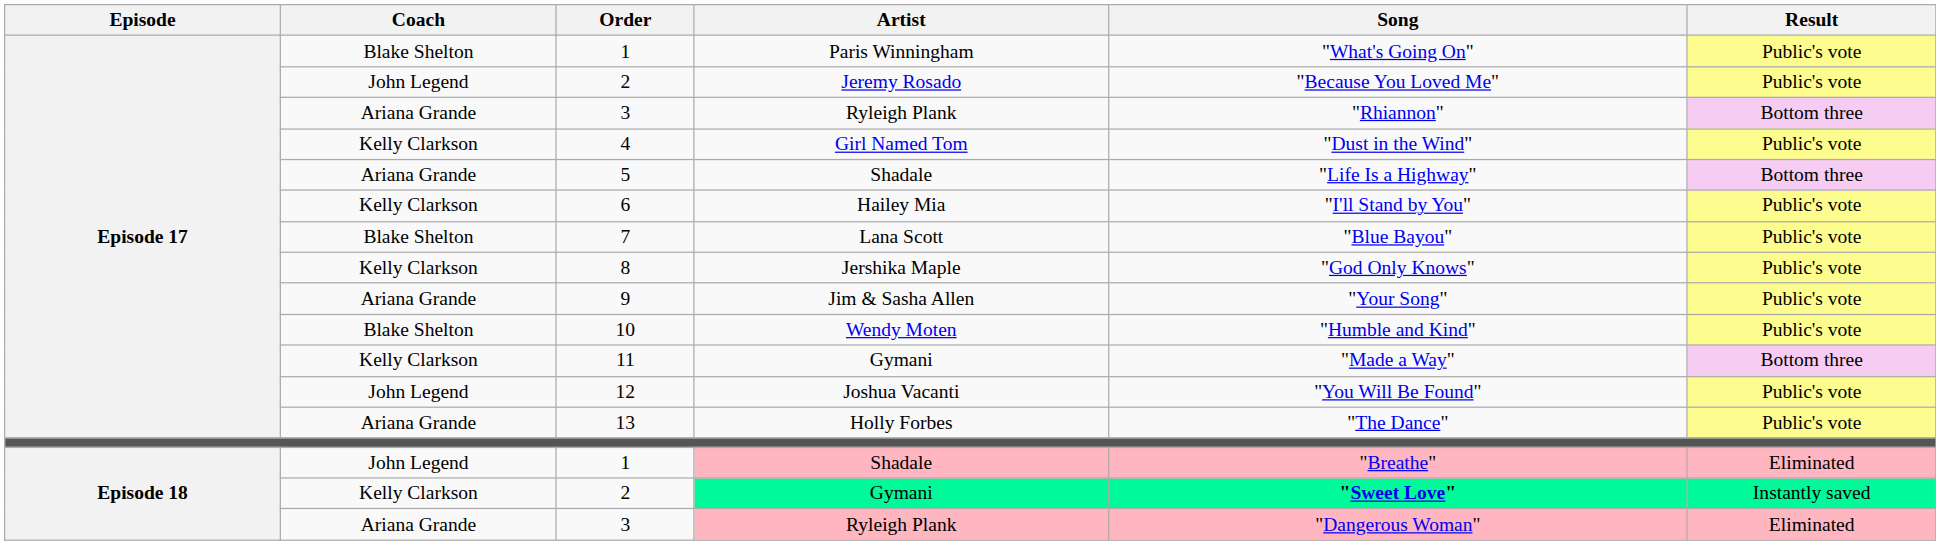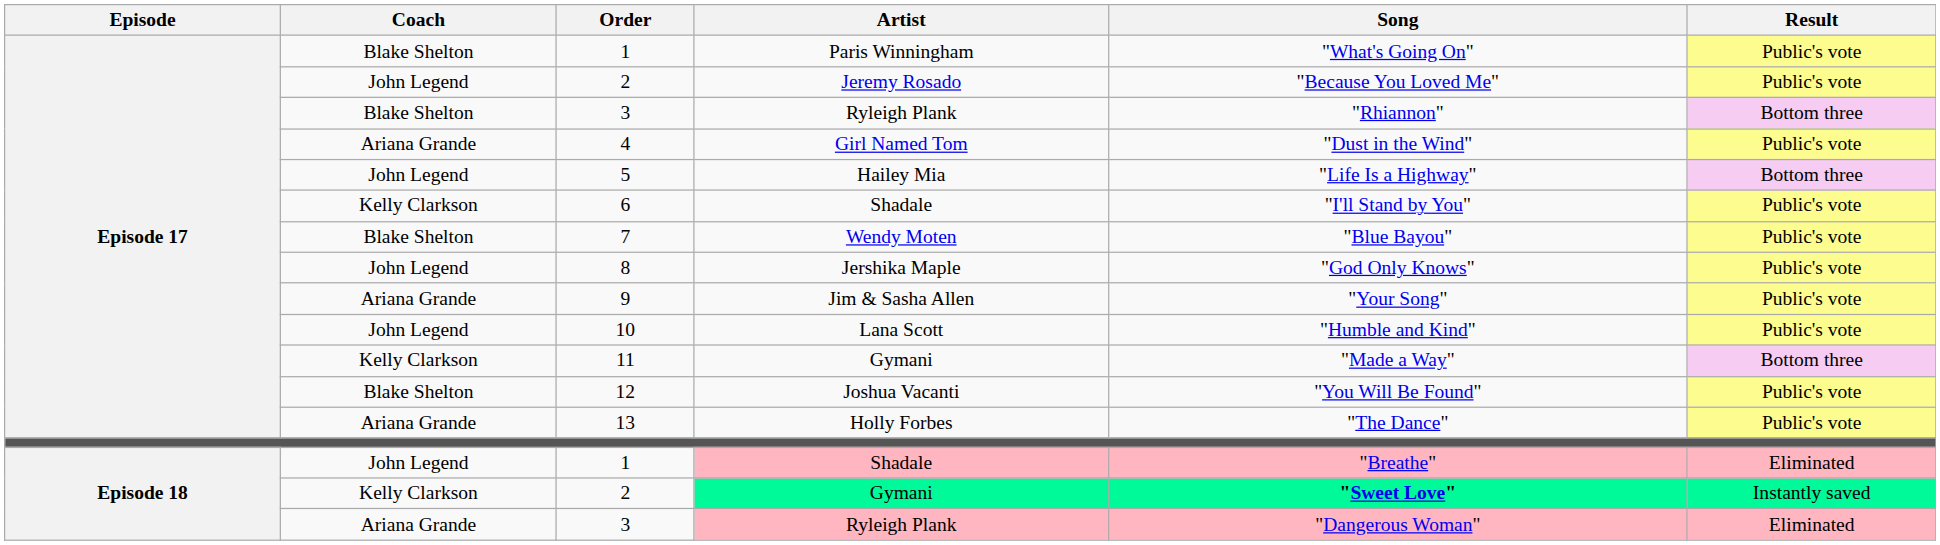(418, 112) Ariana Grande -> (418, 112) Blake Shelton
(418, 143) Kelly Clarkson -> (418, 143) Ariana Grande
(418, 174) Ariana Grande -> (418, 174) John Legend
(901, 174) Shadale -> (901, 174) Hailey Mia
(901, 205) Hailey Mia -> (901, 205) Shadale
(901, 236) Lana Scott -> (901, 236) Wendy Moten
(418, 267) Kelly Clarkson -> (418, 267) John Legend
(418, 329) Blake Shelton -> (418, 329) John Legend
(901, 329) Wendy Moten -> (901, 329) Lana Scott
(418, 391) John Legend -> (418, 391) Blake Shelton
